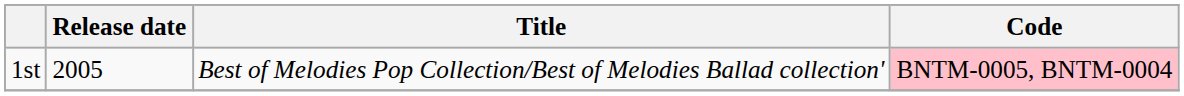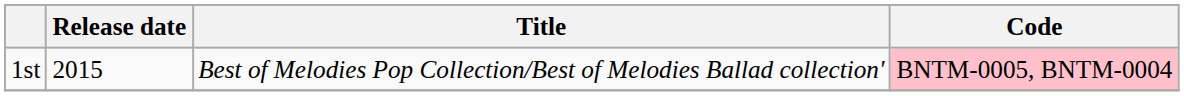(78, 69) 2005 -> (78, 69) 2015
